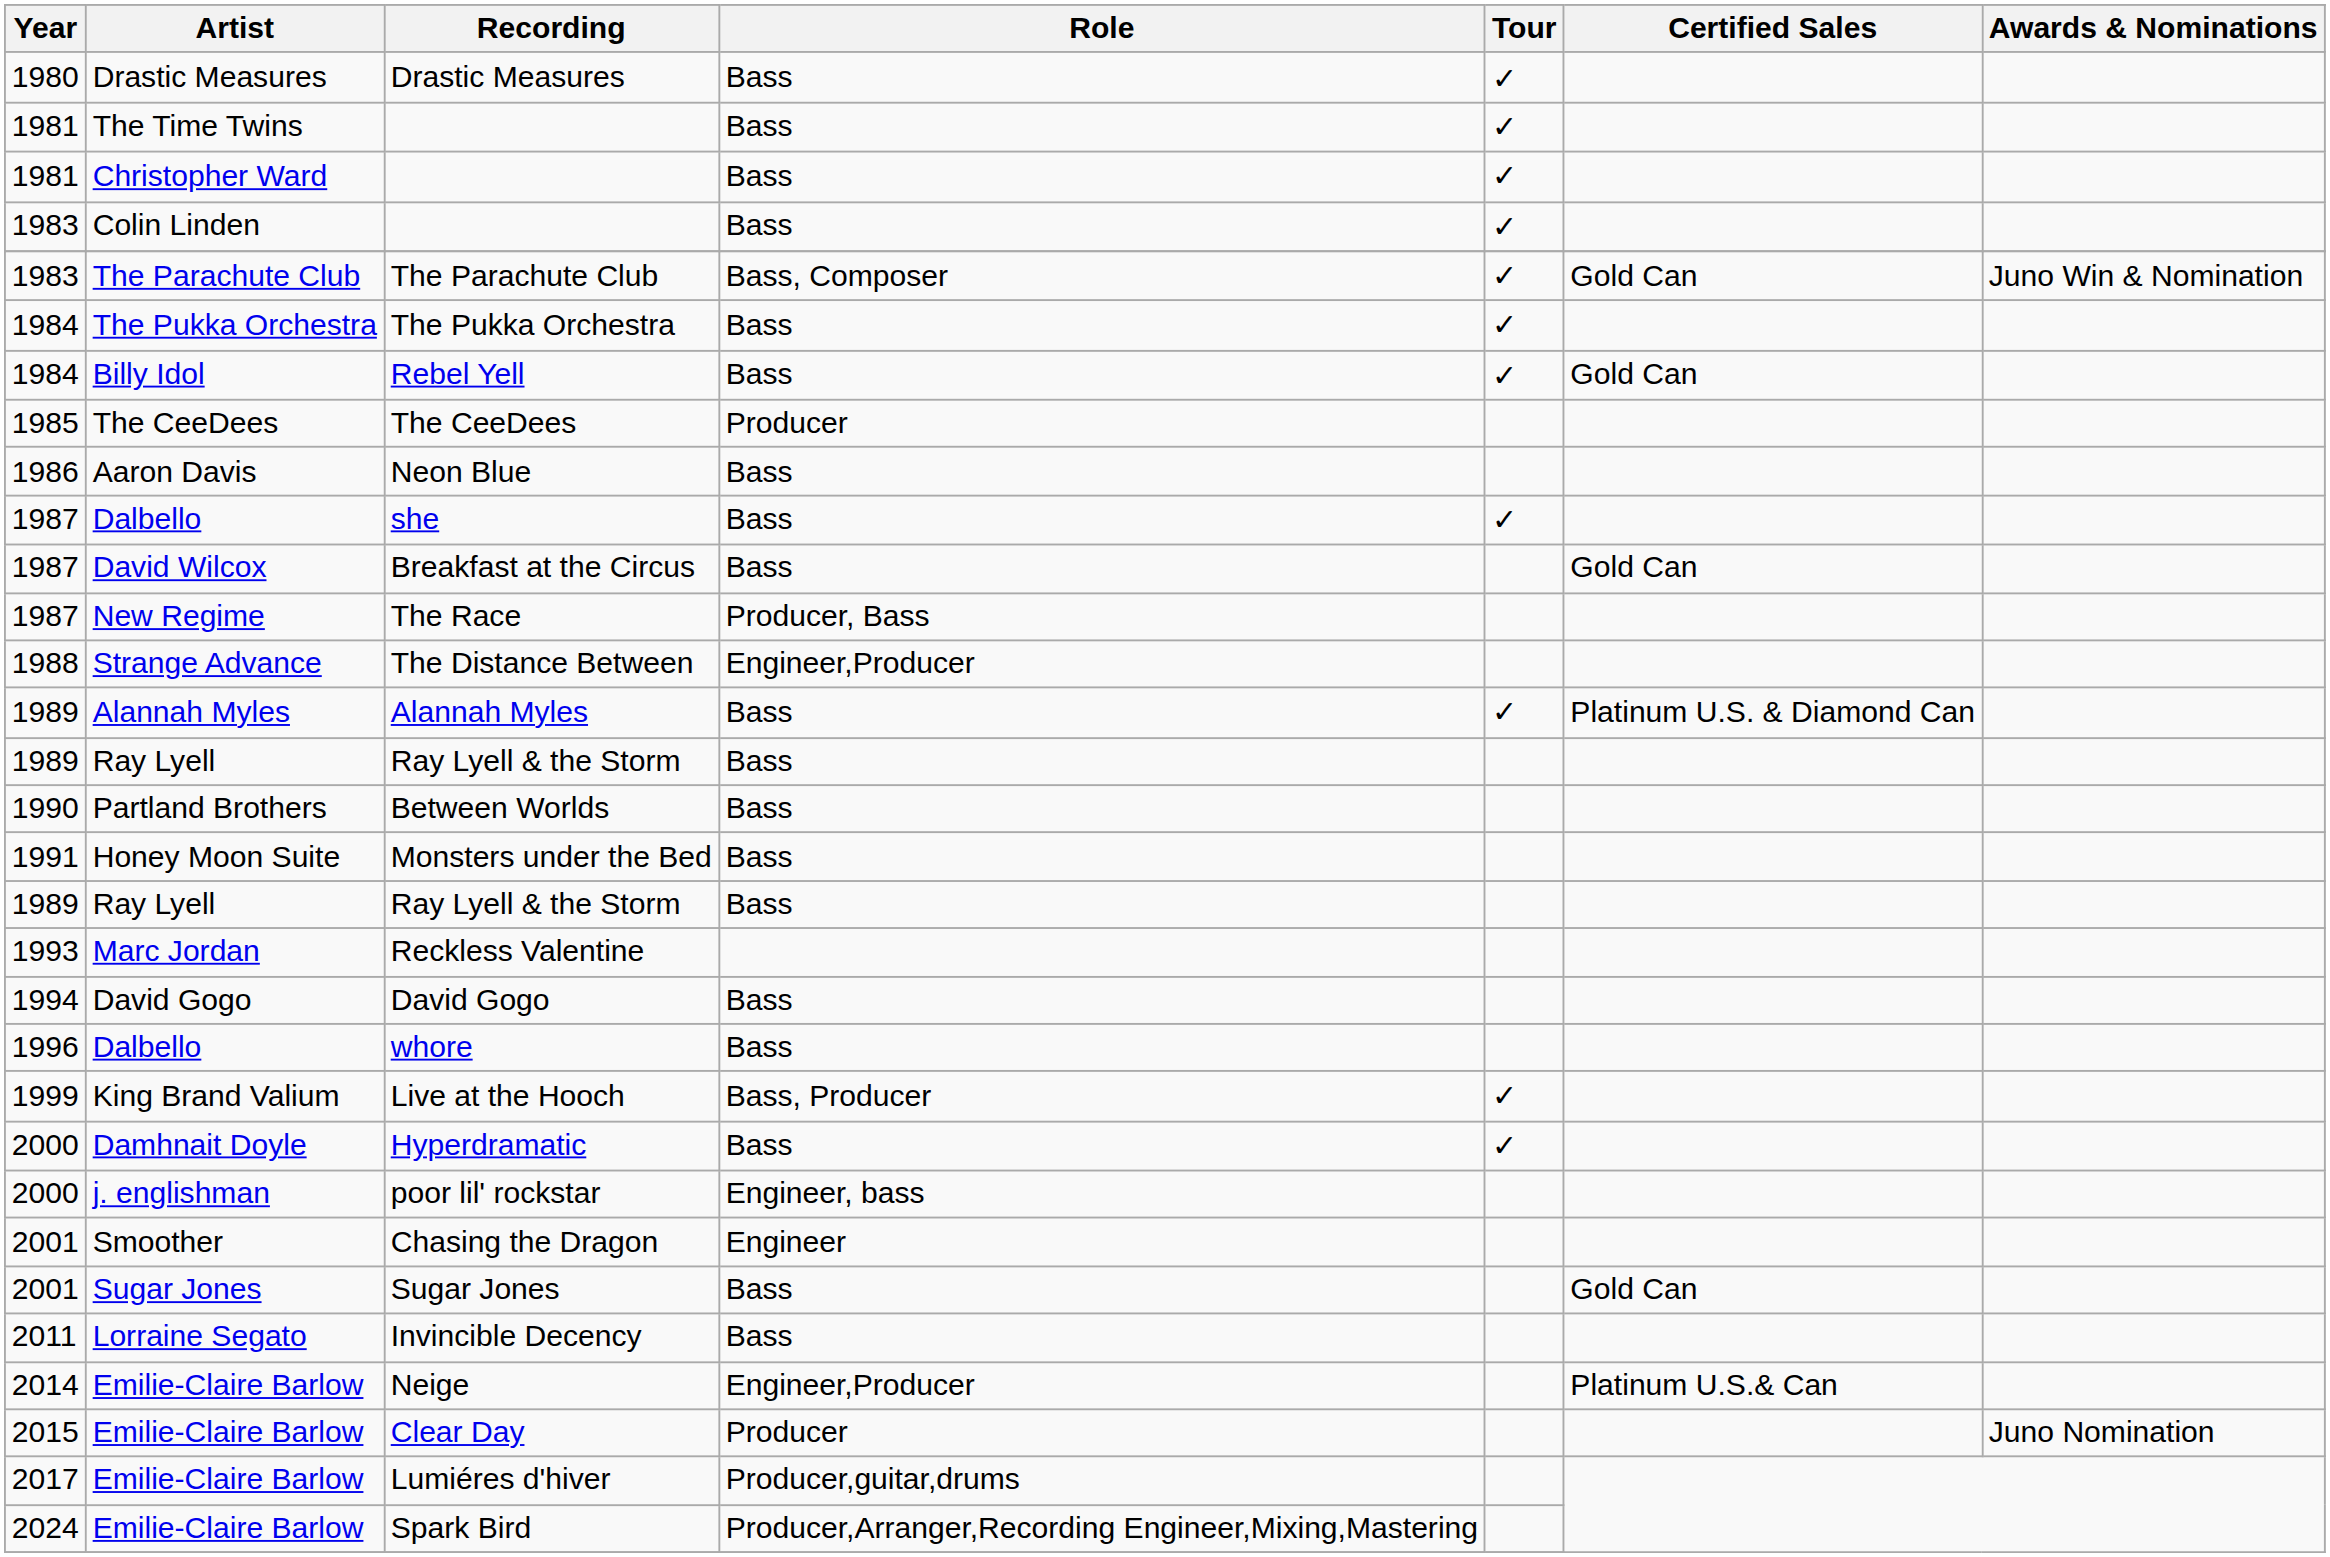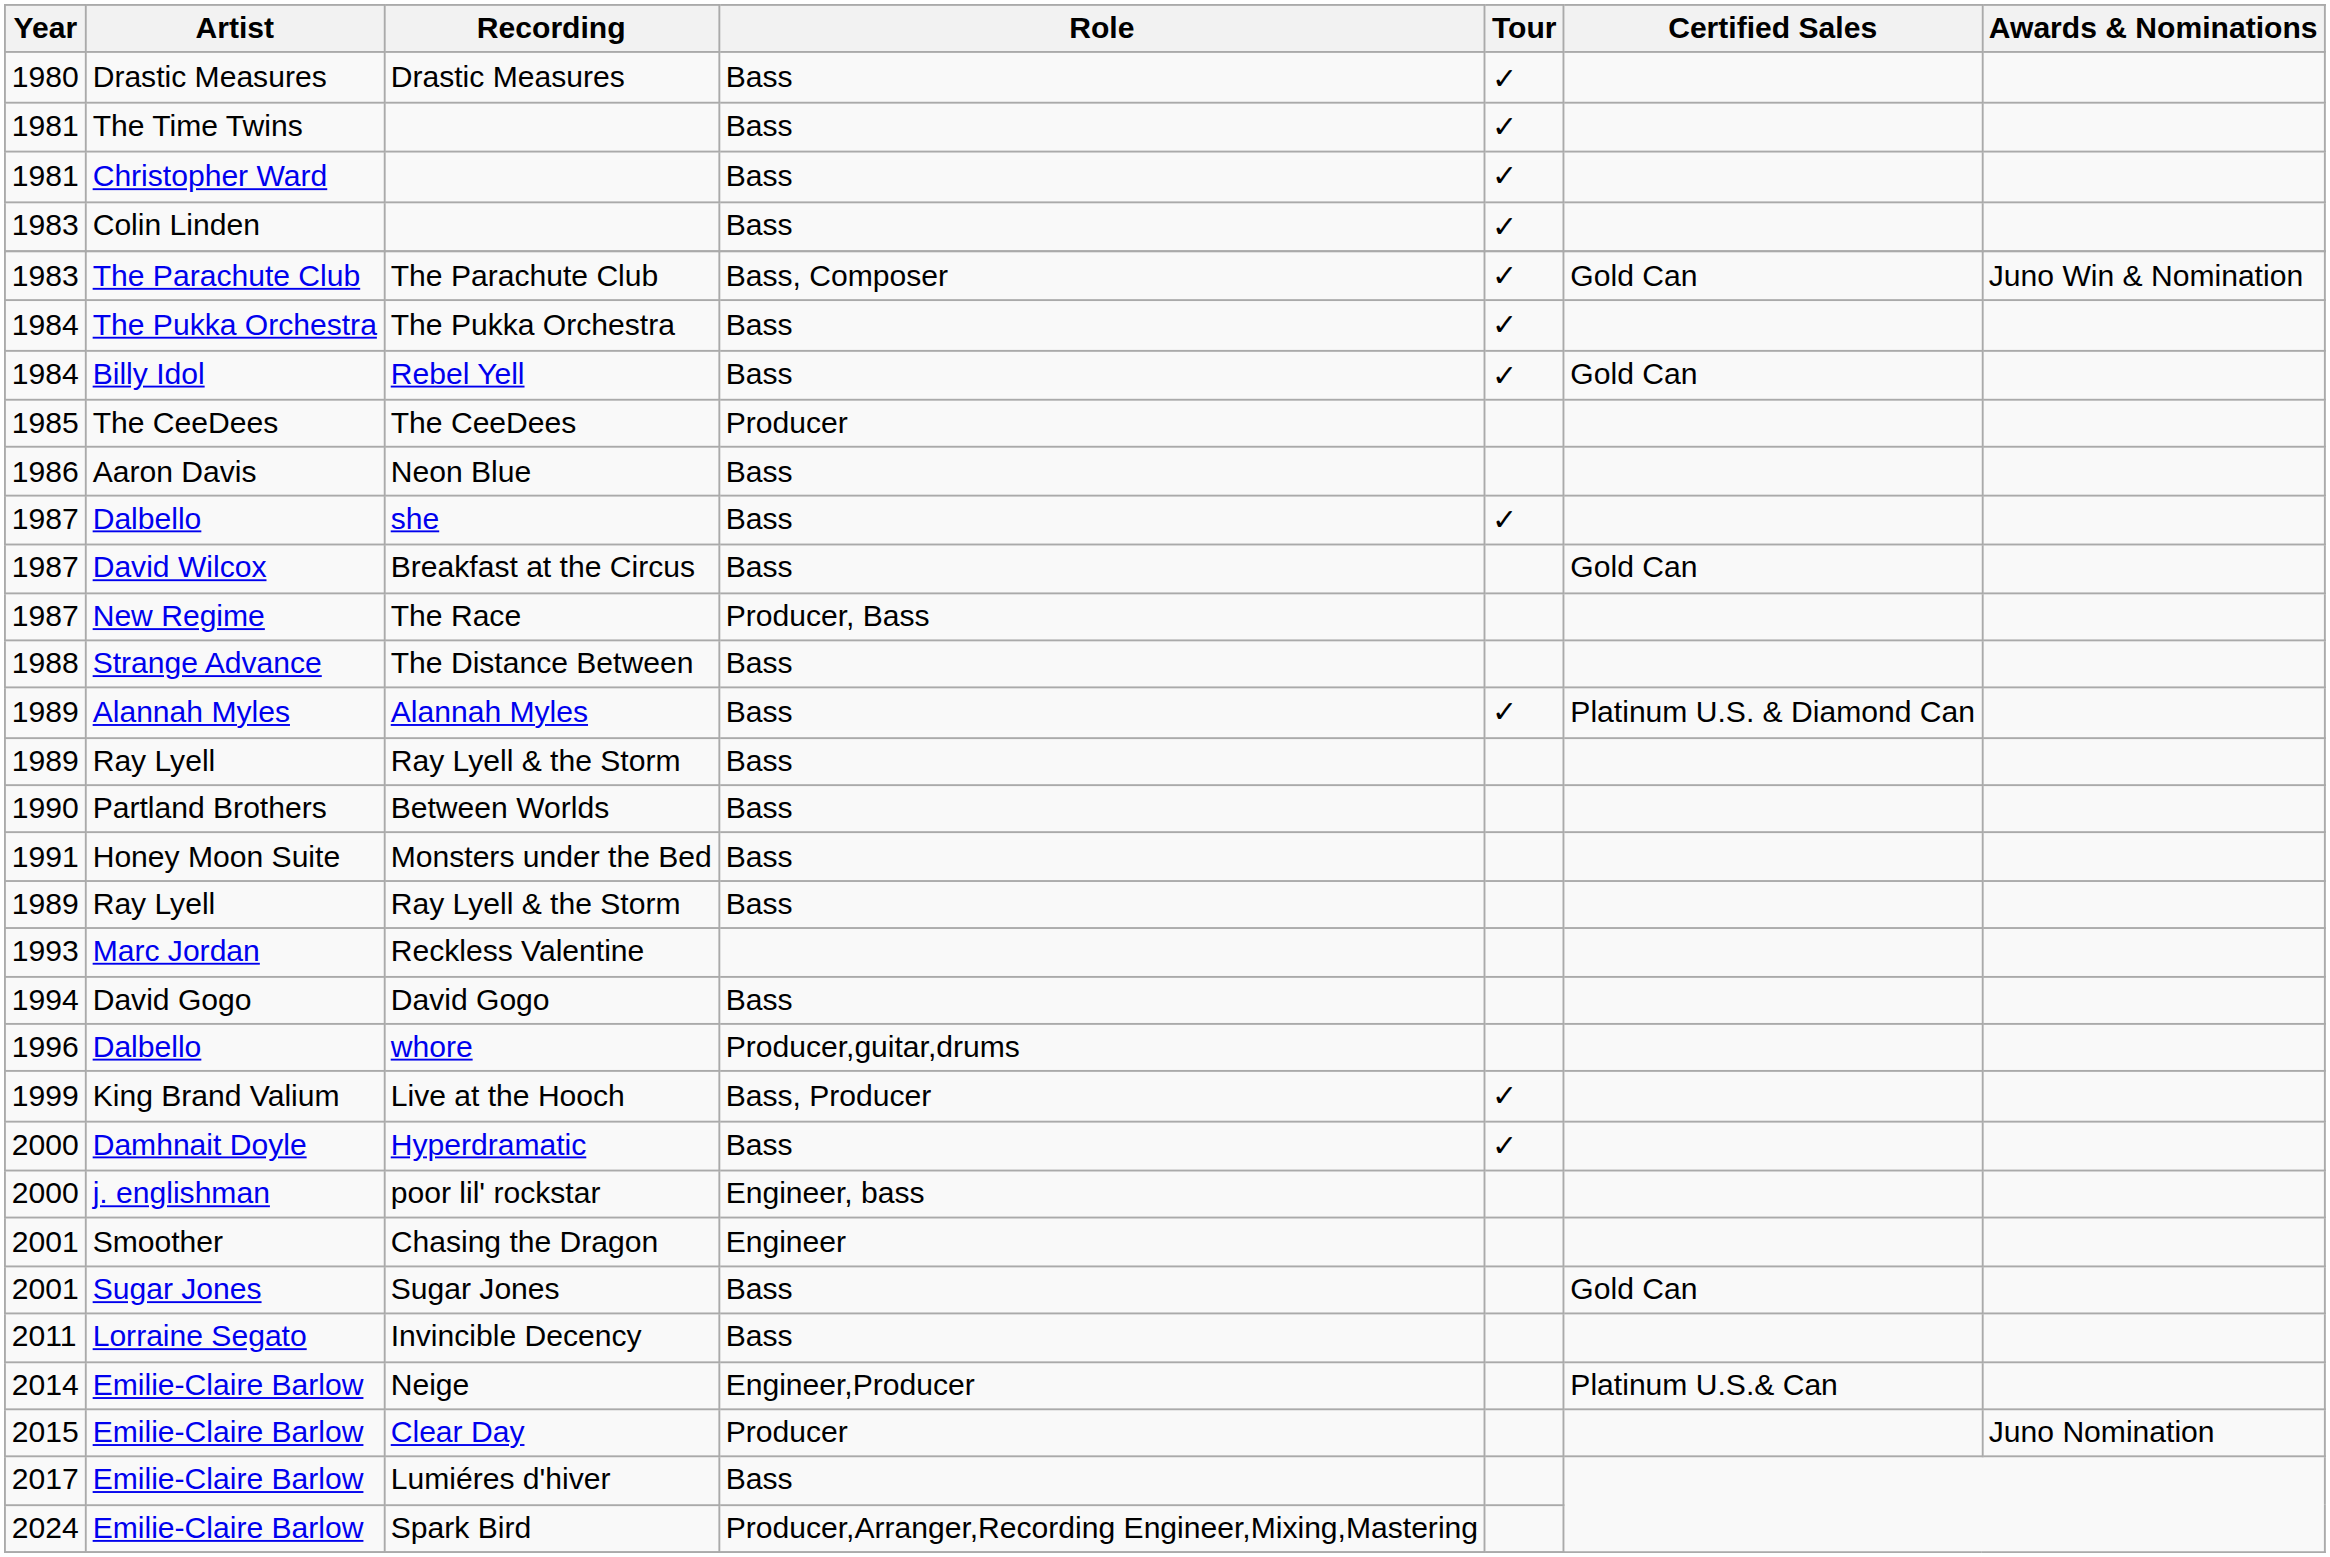(850, 663) Engineer,Producer -> (759, 663) Bass
(759, 1047) Bass -> (873, 1047) Producer,guitar,drums
(873, 1480) Producer,guitar,drums -> (759, 1480) Bass
